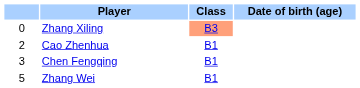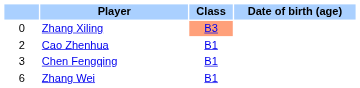(22, 78) 5 -> (22, 78) 6
